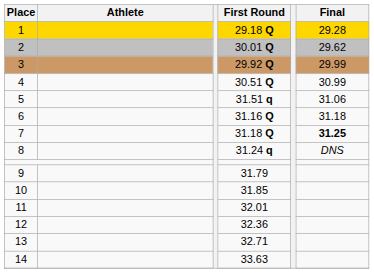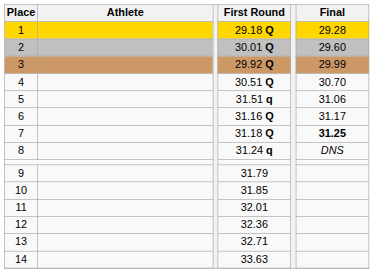(332, 47) 29.62 -> (332, 47) 29.60
(332, 82) 30.99 -> (332, 82) 30.70
(332, 116) 31.18 -> (332, 116) 31.17
